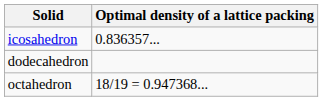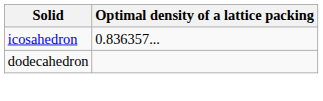- row: (40, 84)
